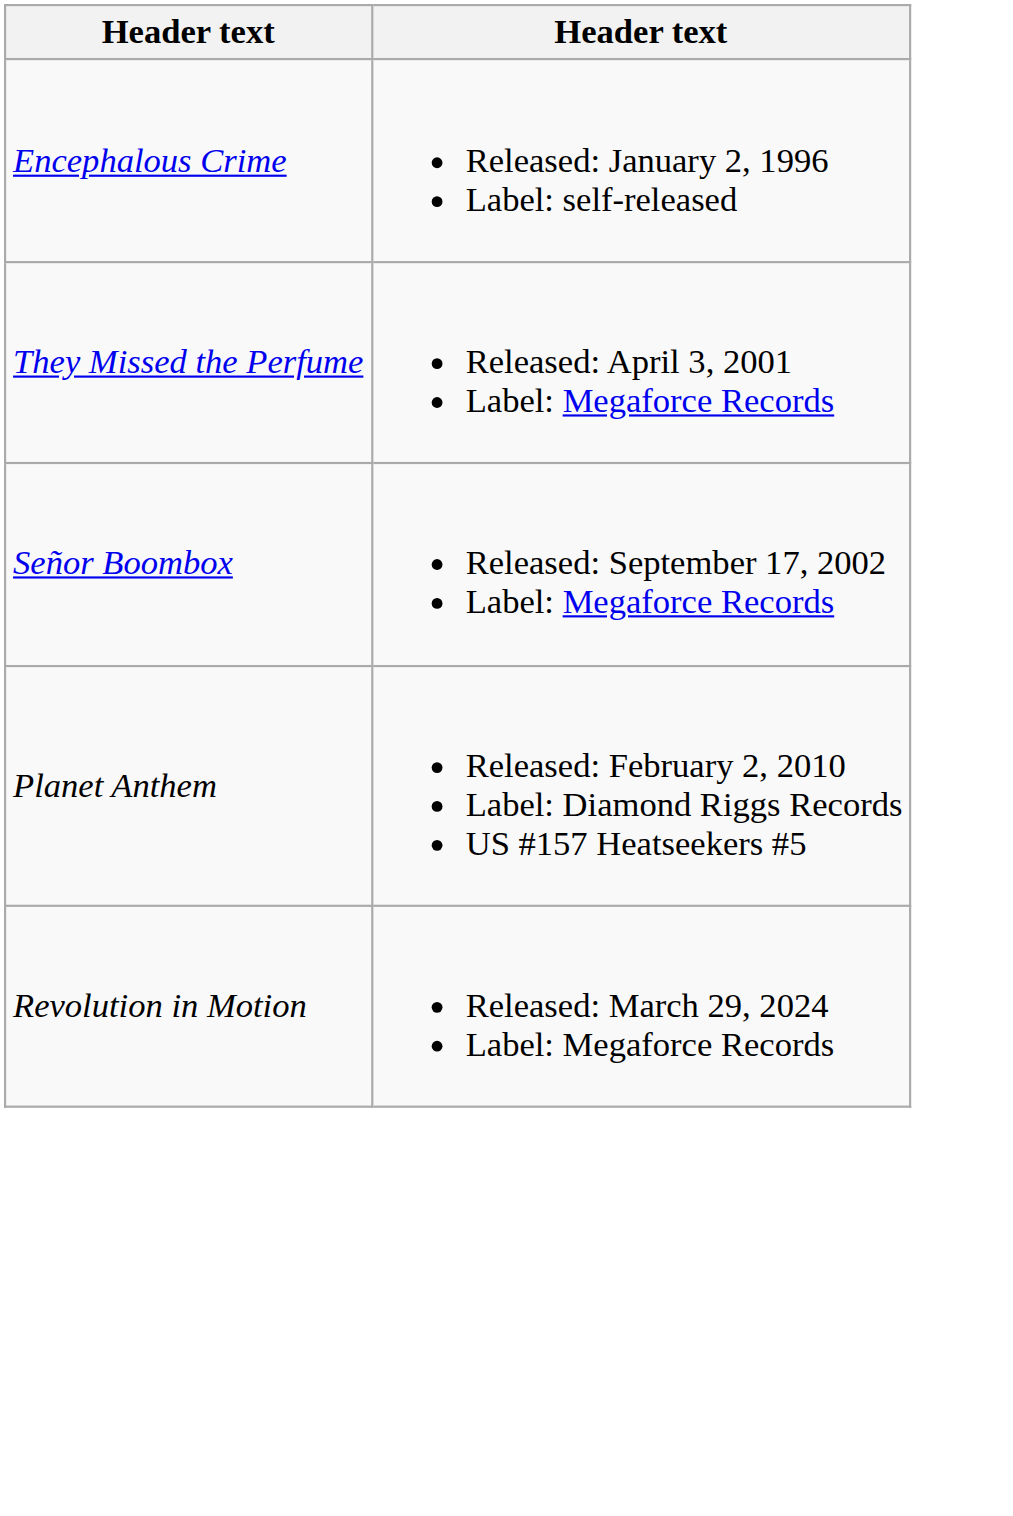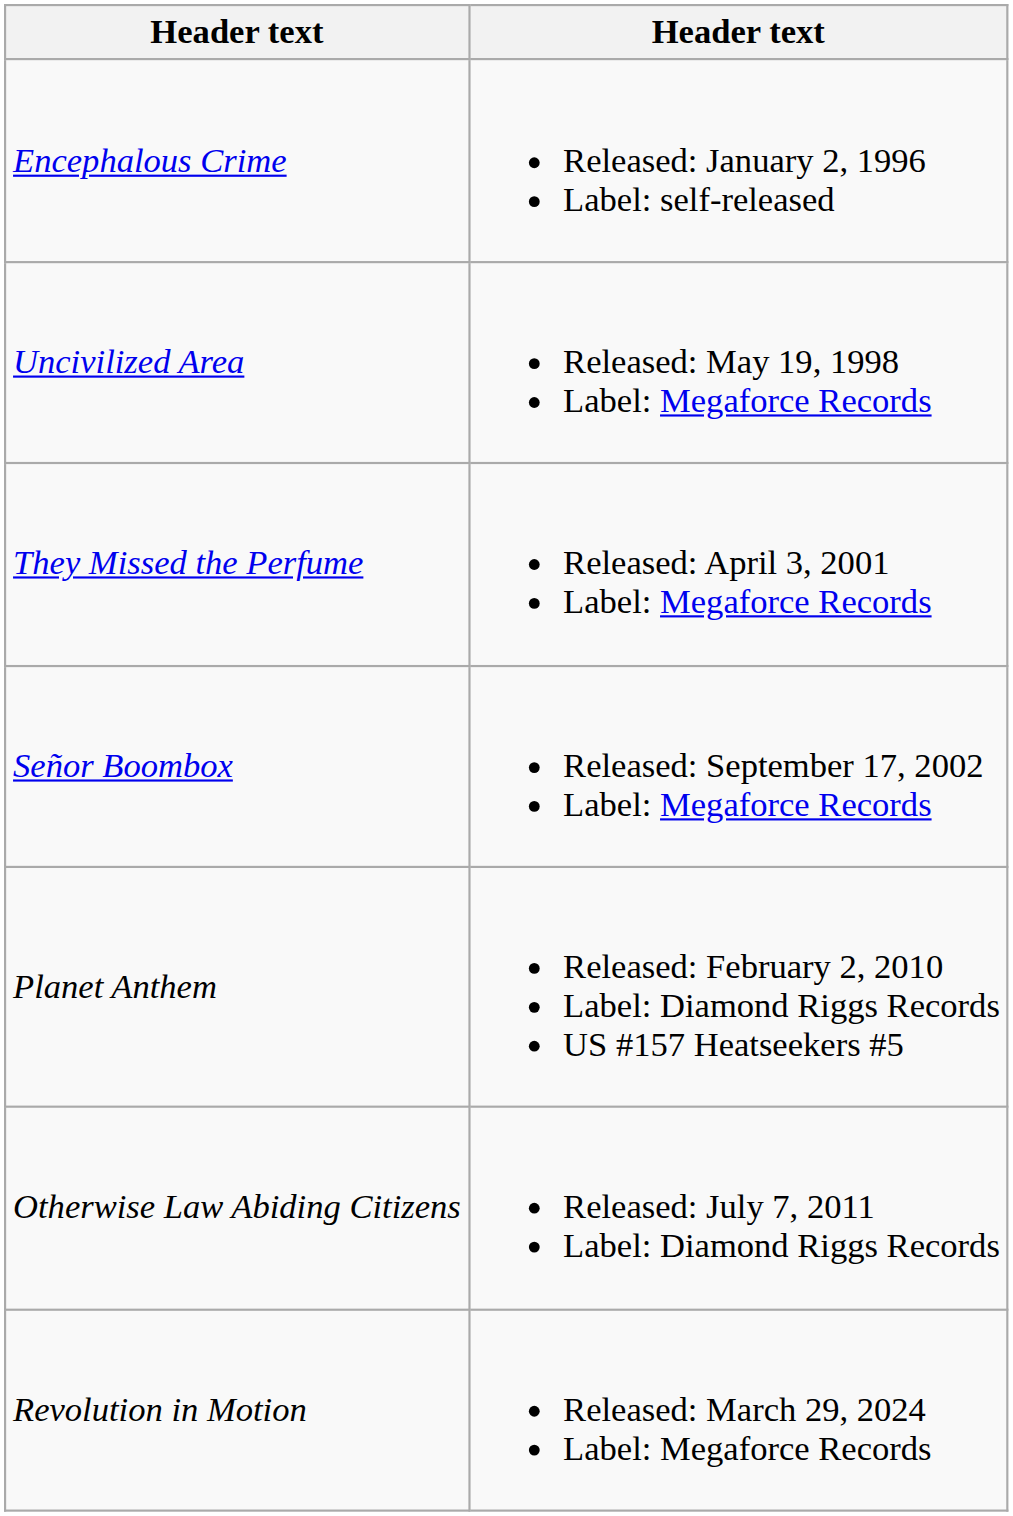+ row: (129, 361)
+ row: (237, 1207)
